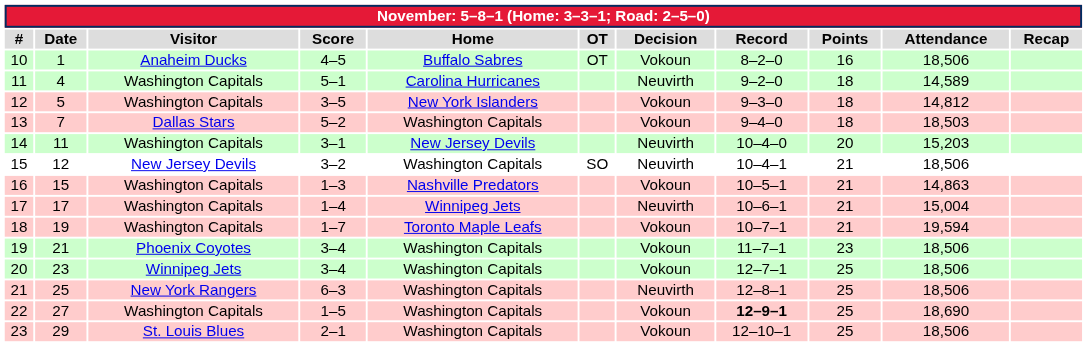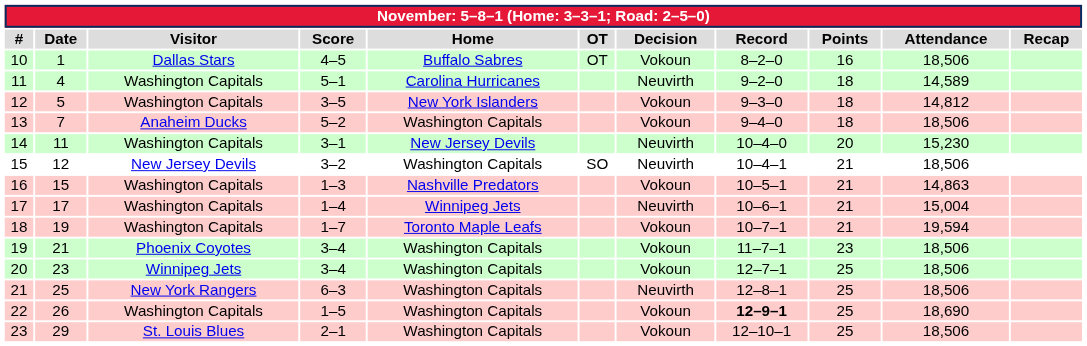(194, 60) Anaheim Ducks -> (194, 60) Dallas Stars
(194, 122) Dallas Stars -> (194, 122) Anaheim Ducks
(946, 122) 18,503 -> (946, 122) 18,506
(946, 143) 15,203 -> (946, 143) 15,230
(61, 310) 27 -> (61, 310) 26
